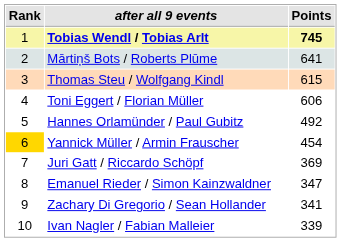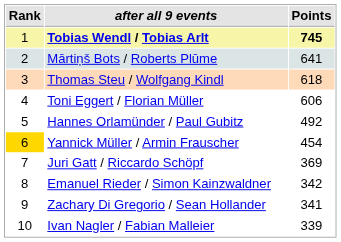(311, 80) 615 -> (311, 80) 618
(311, 184) 347 -> (311, 184) 342
